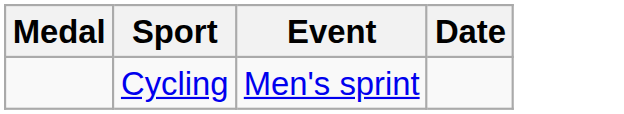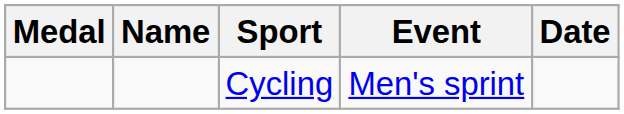+ column: (166, 31)
